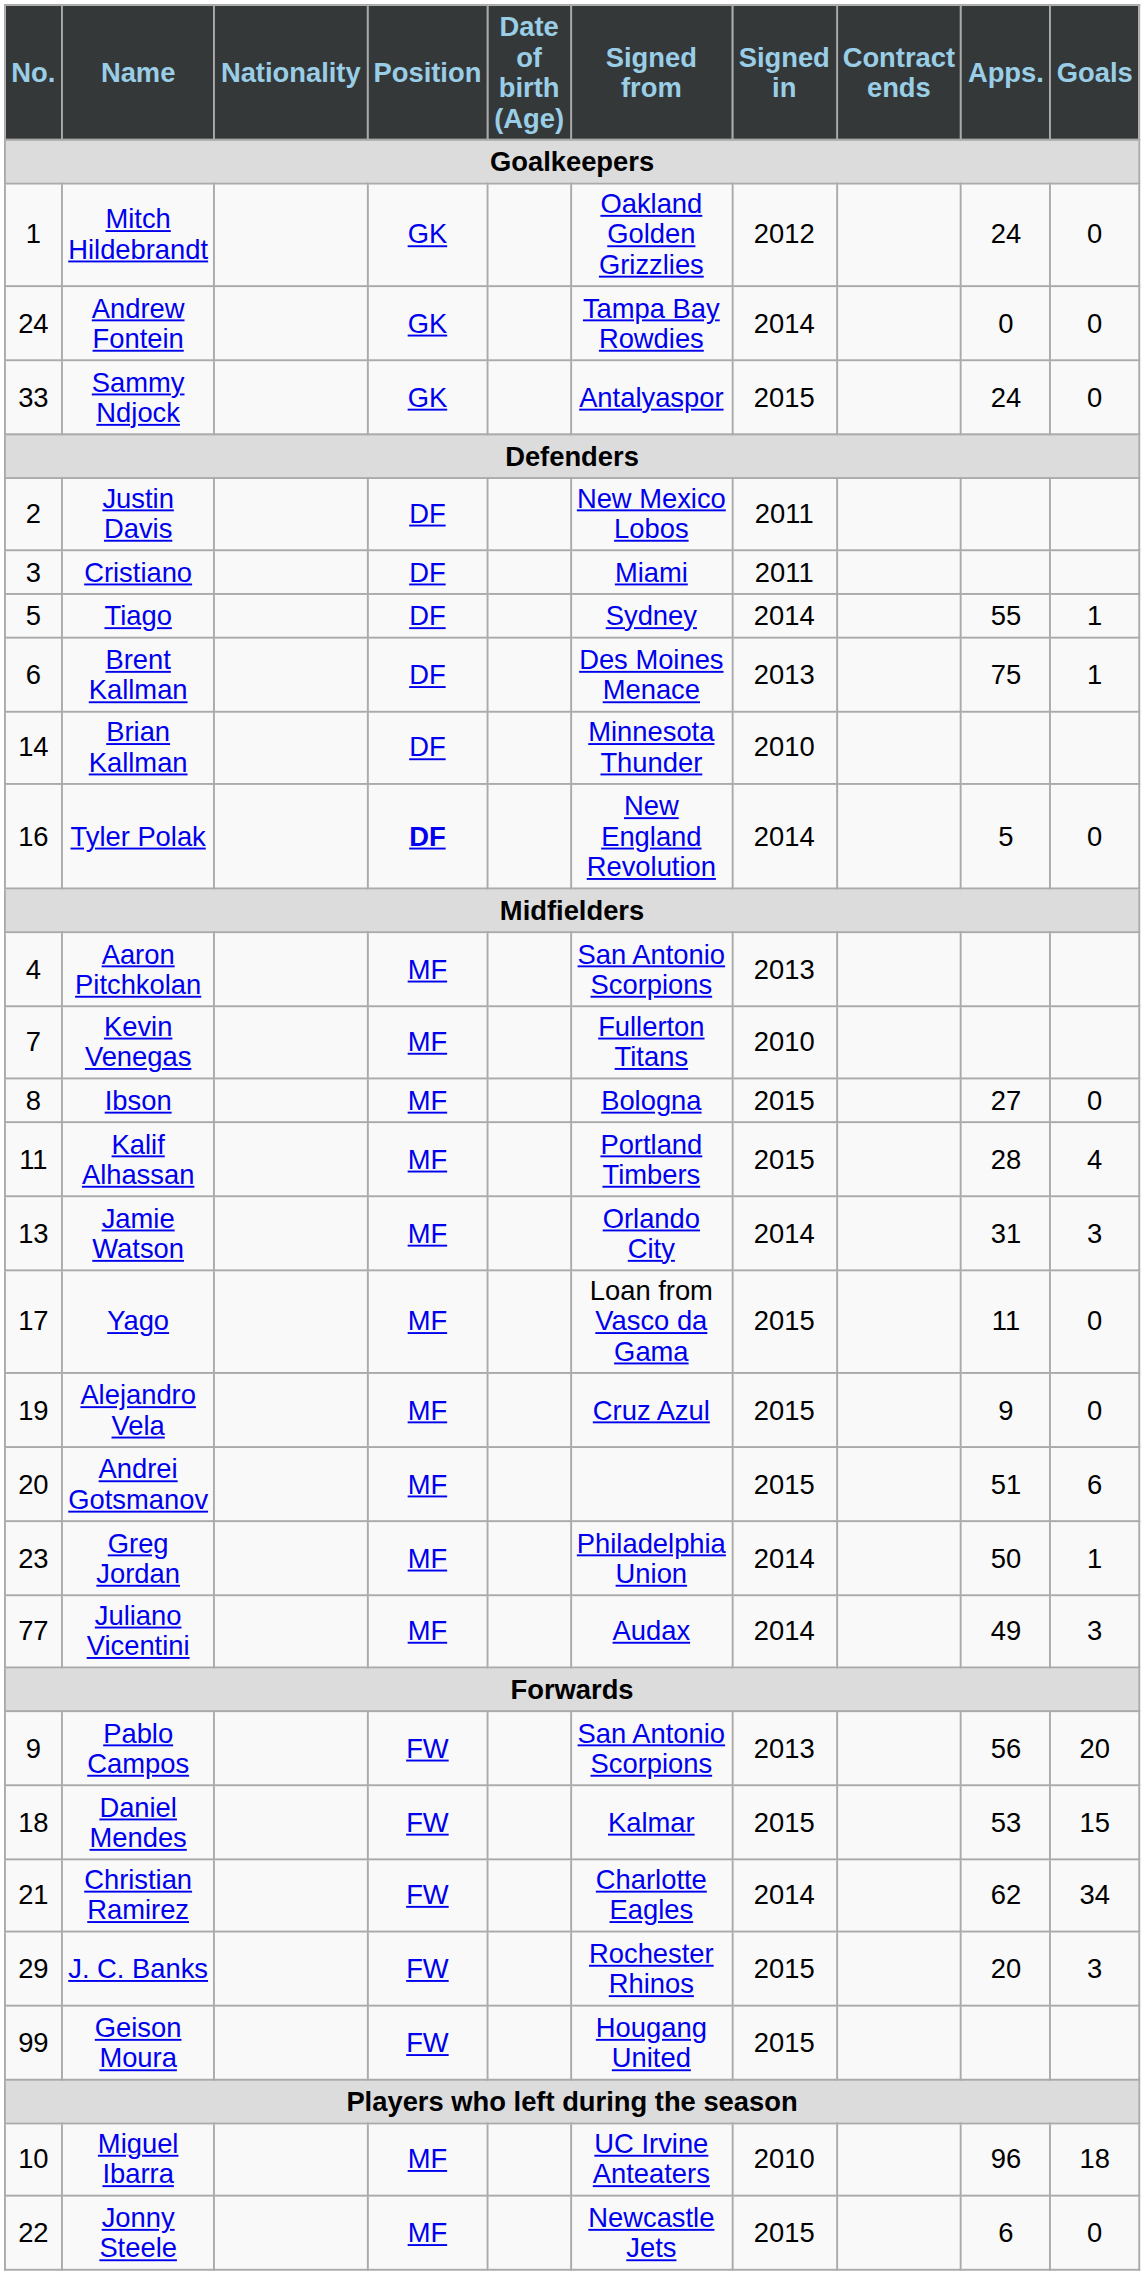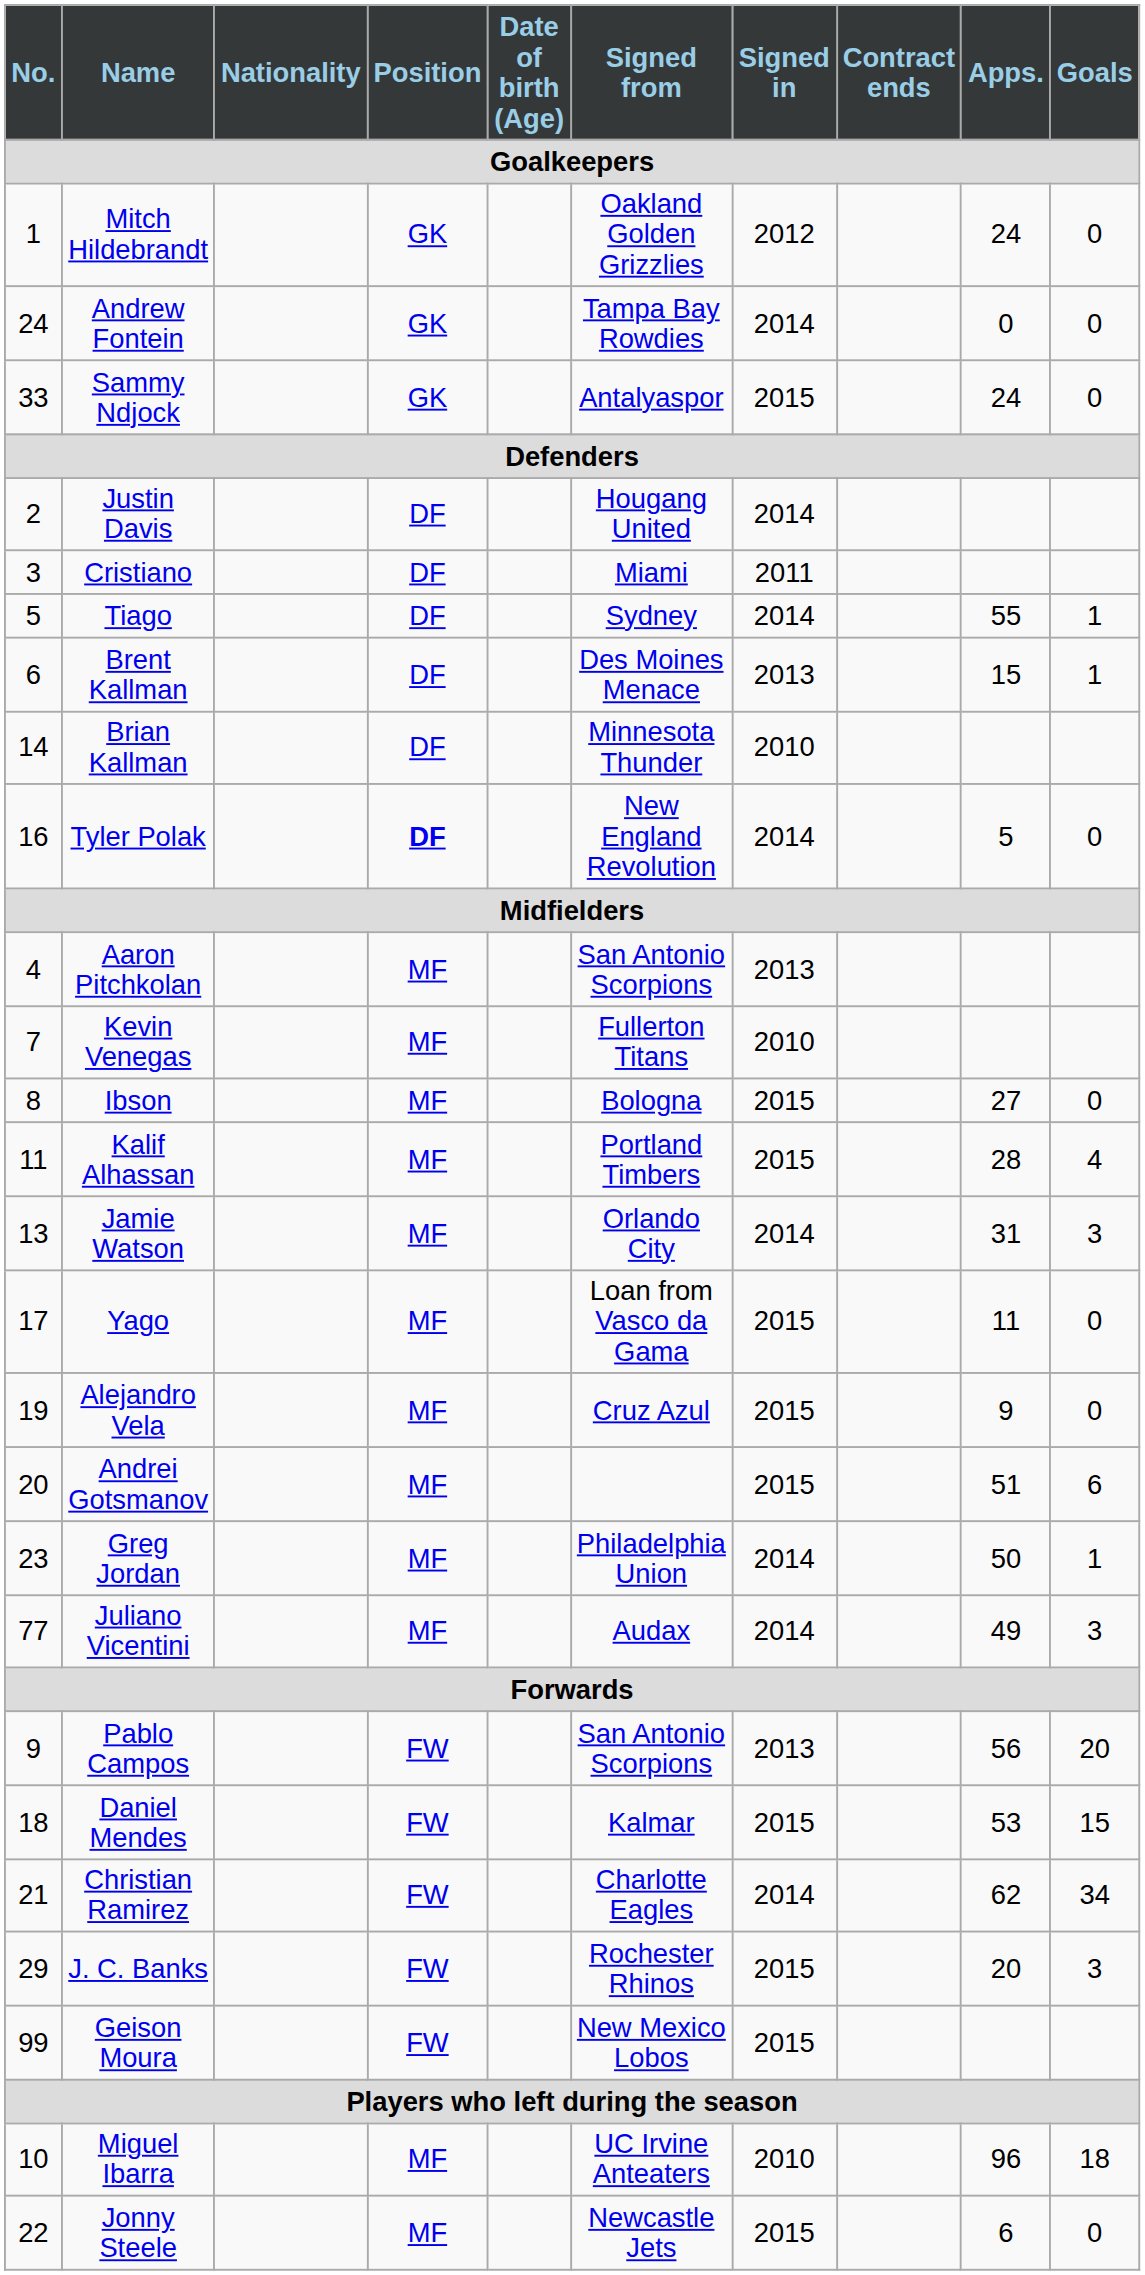(651, 514) New Mexico Lobos -> (651, 514) Hougang United
(784, 514) 2011 -> (784, 514) 2014
(1006, 674) 75 -> (1006, 674) 15
(651, 2043) Hougang United -> (651, 2043) New Mexico Lobos
